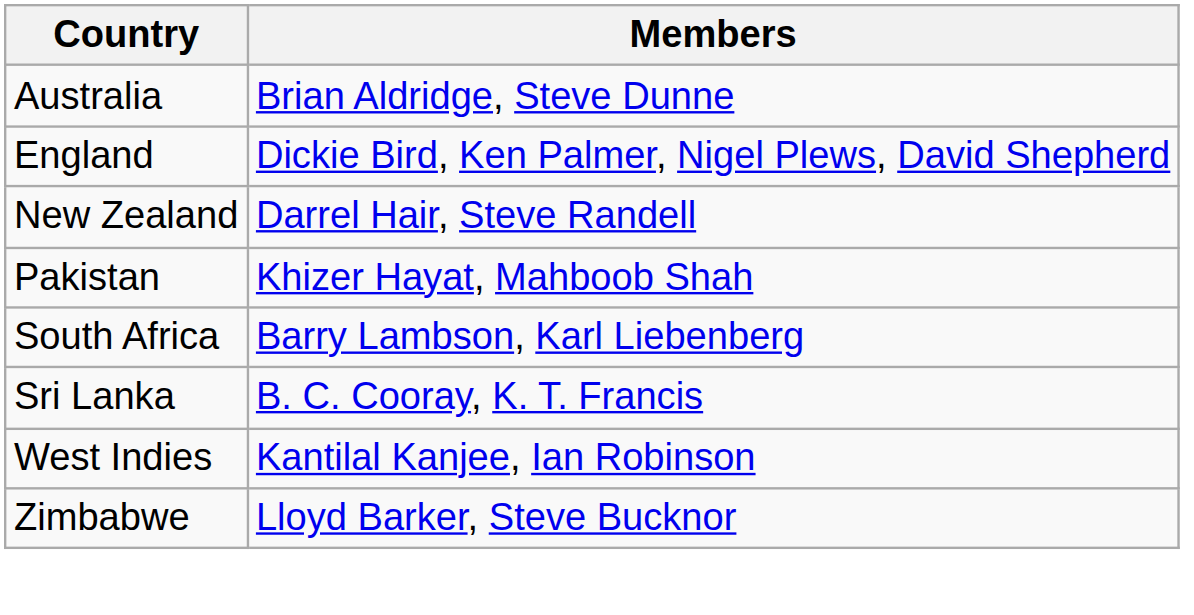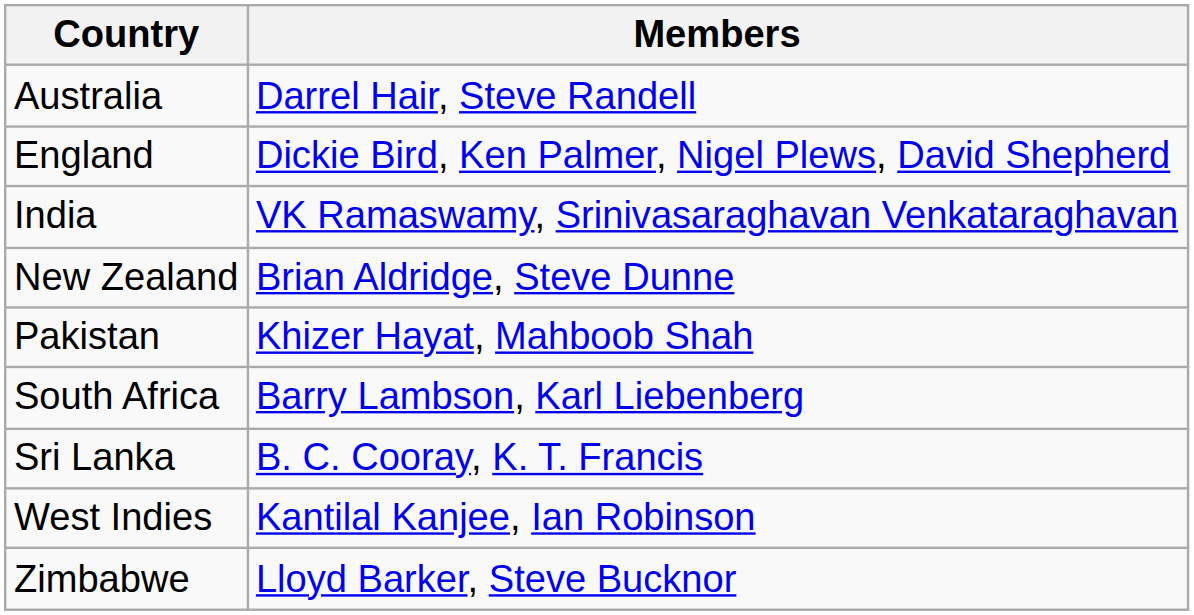(495, 95) Brian Aldridge, Steve Dunne -> (476, 95) Darrel Hair, Steve Randell
+ row: (55, 215)
(476, 215) Darrel Hair, Steve Randell -> (495, 276) Brian Aldridge, Steve Dunne
